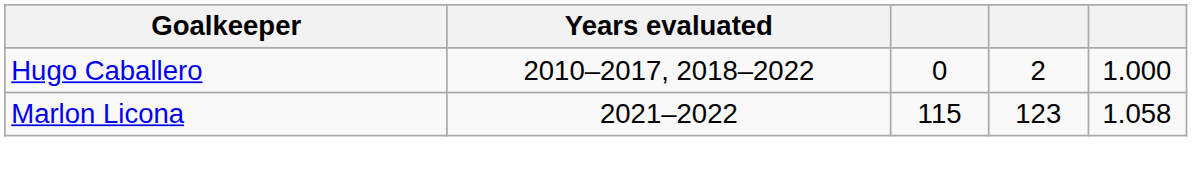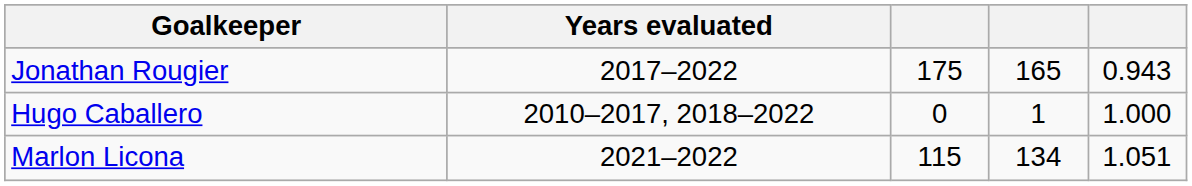+ row: (120, 69)
(1038, 69) 2 -> (1038, 113) 1
(1038, 113) 123 -> (1038, 157) 134
(1137, 113) 1.058 -> (1137, 157) 1.051
